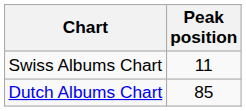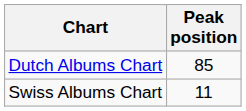rows swapped: (85, 65) <-> (85, 92)
